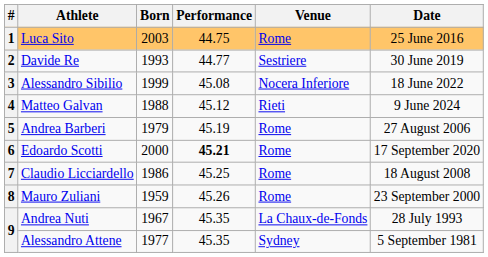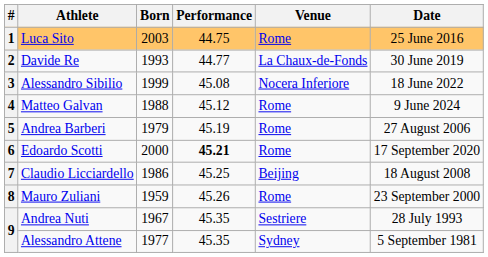(282, 61) Sestriere -> (313, 61) La Chaux-de-Fonds
(272, 106) Rieti -> (275, 106) Rome
(275, 174) Rome -> (279, 174) Beijing
(313, 219) La Chaux-de-Fonds -> (282, 219) Sestriere
